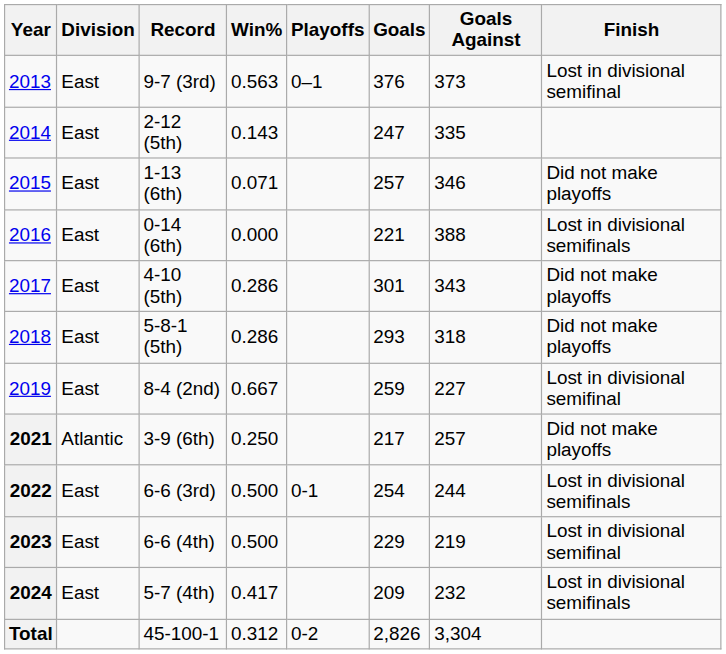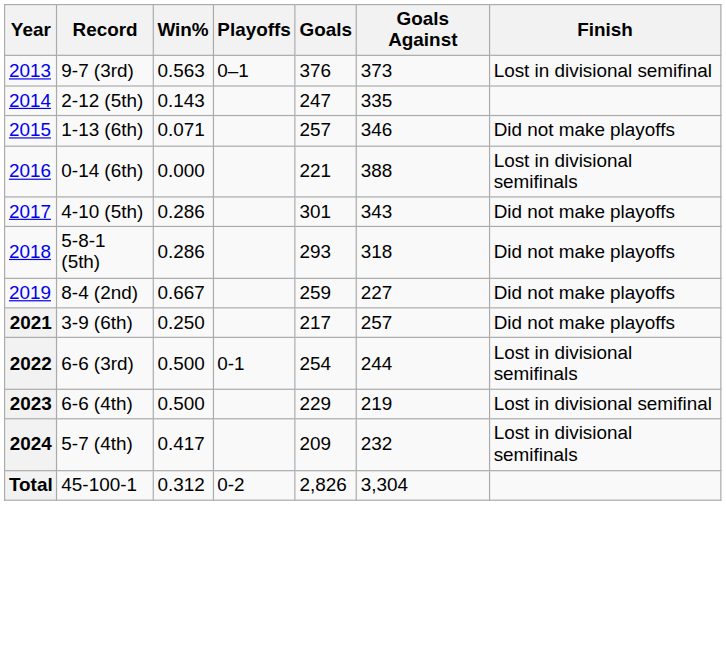- column: (98, 30)
(616, 388) Lost in divisional semifinal -> (584, 292) Did not make playoffs
